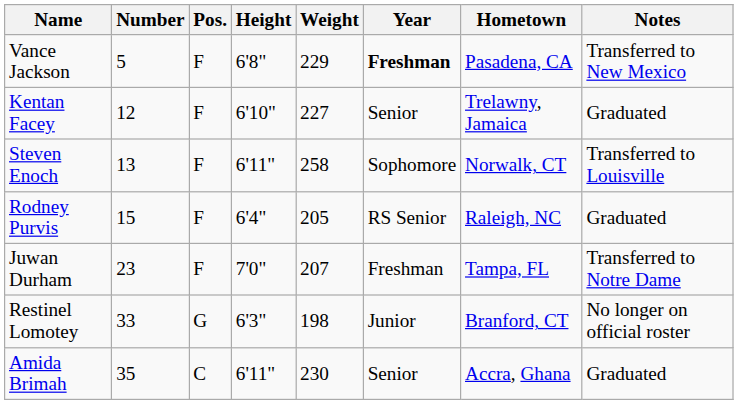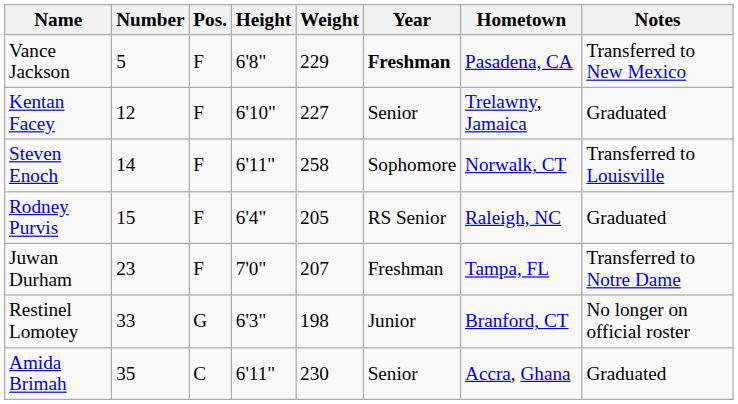(126, 165) 13 -> (126, 165) 14
